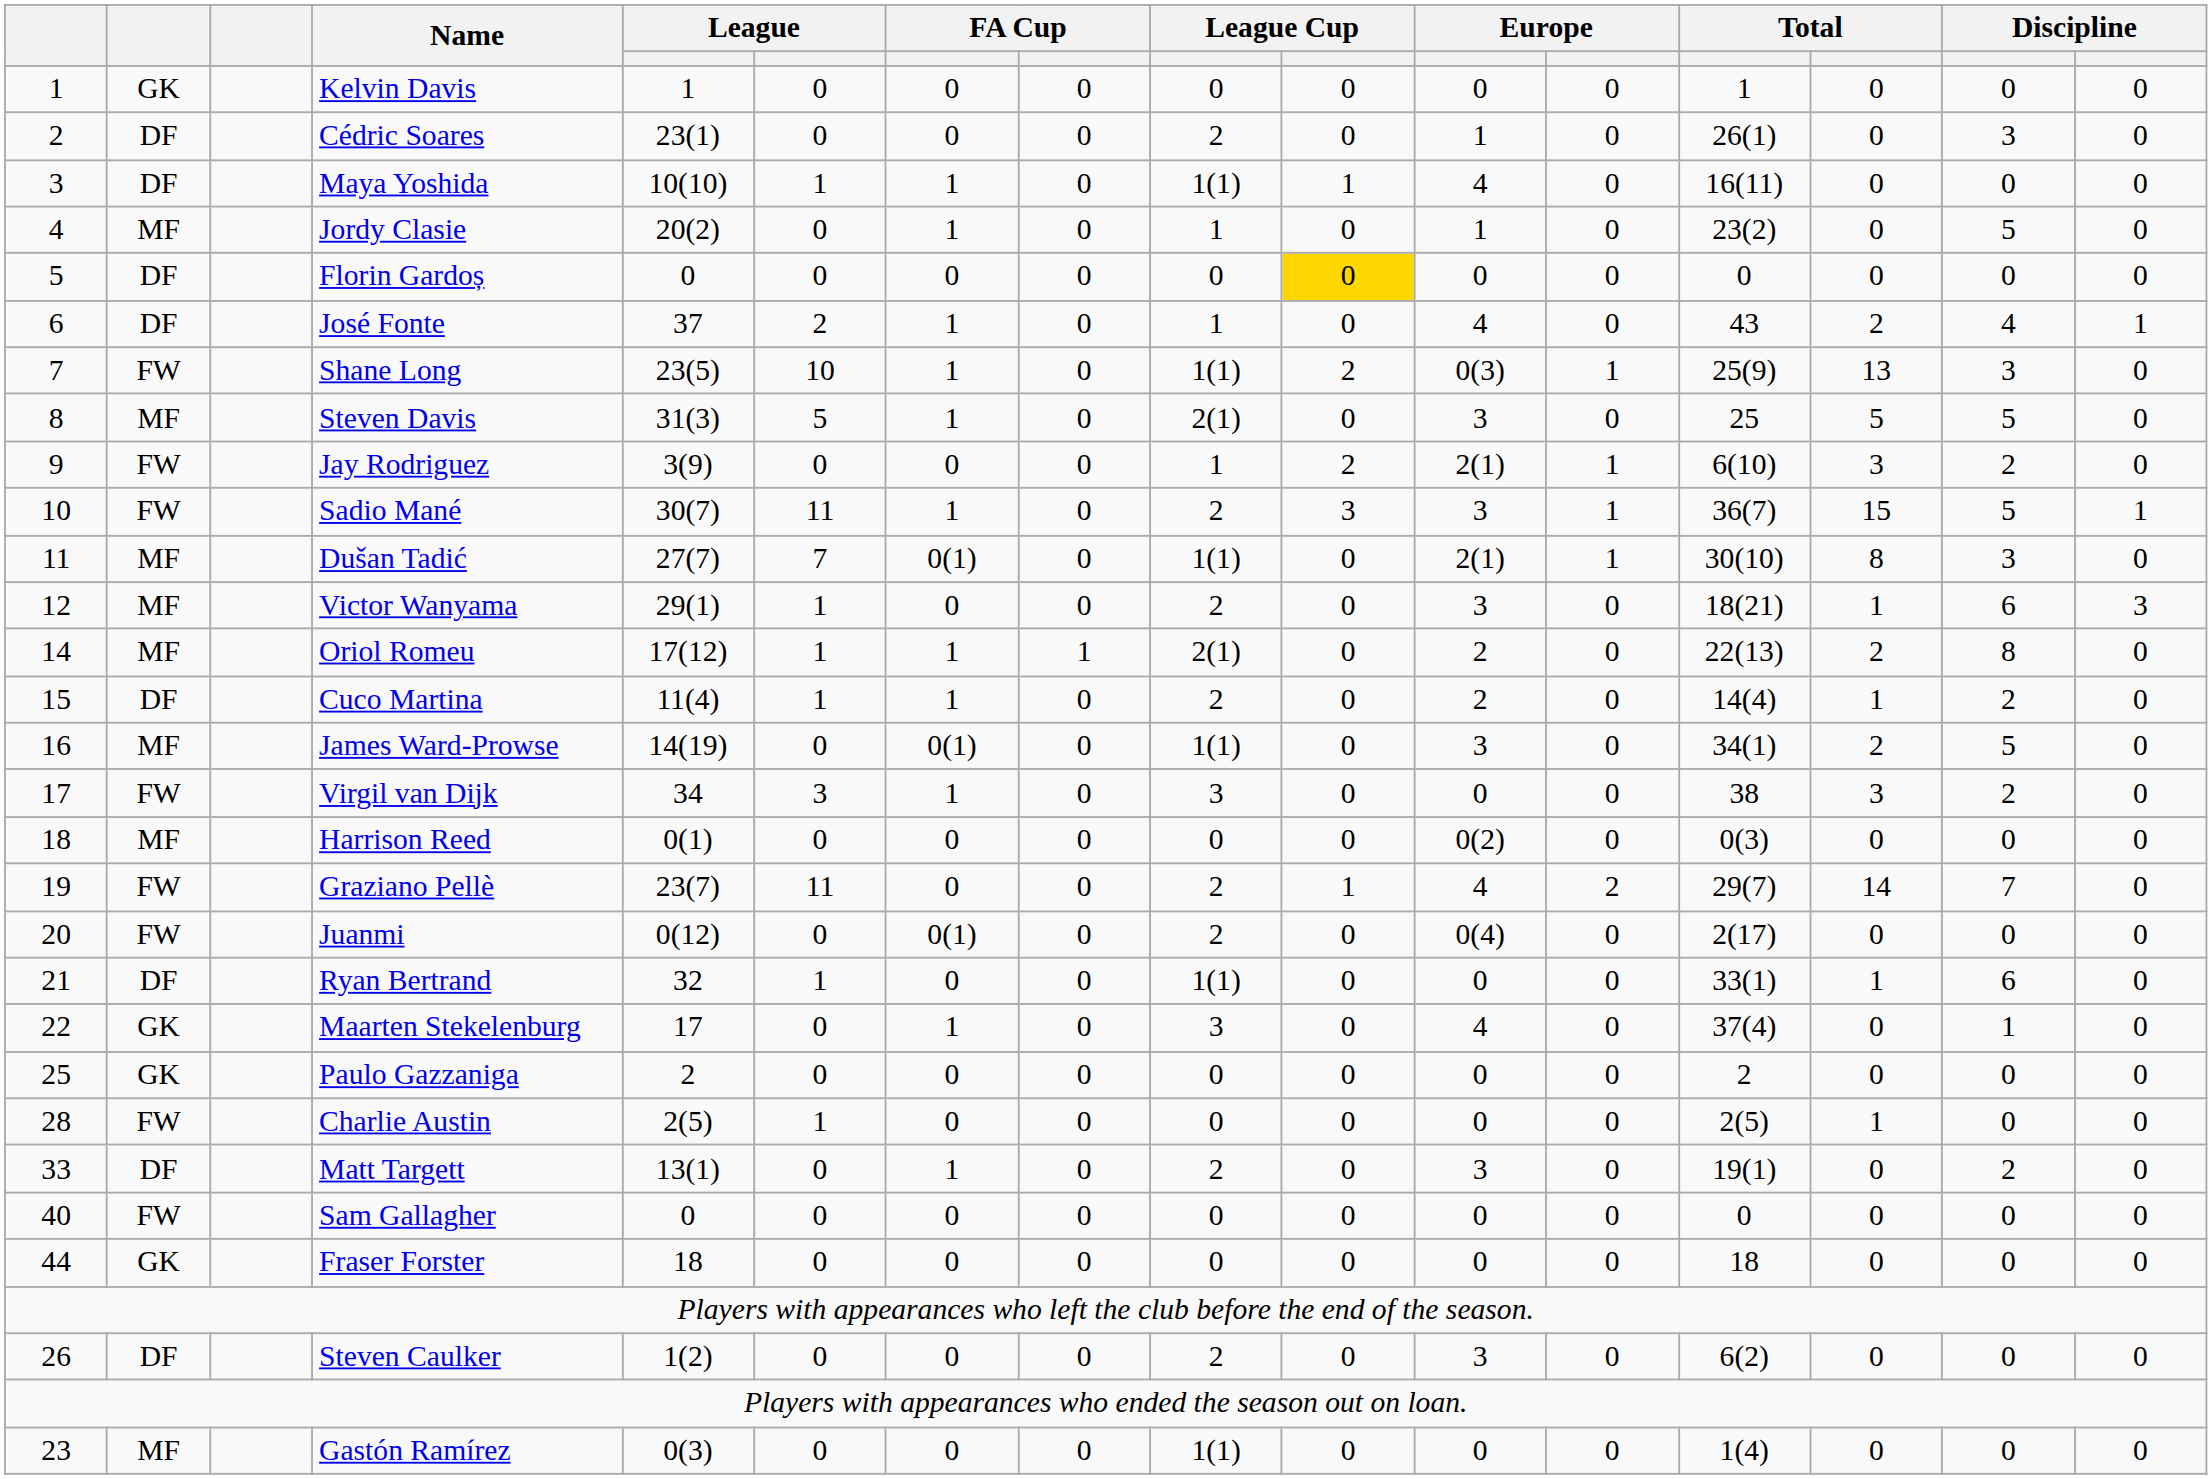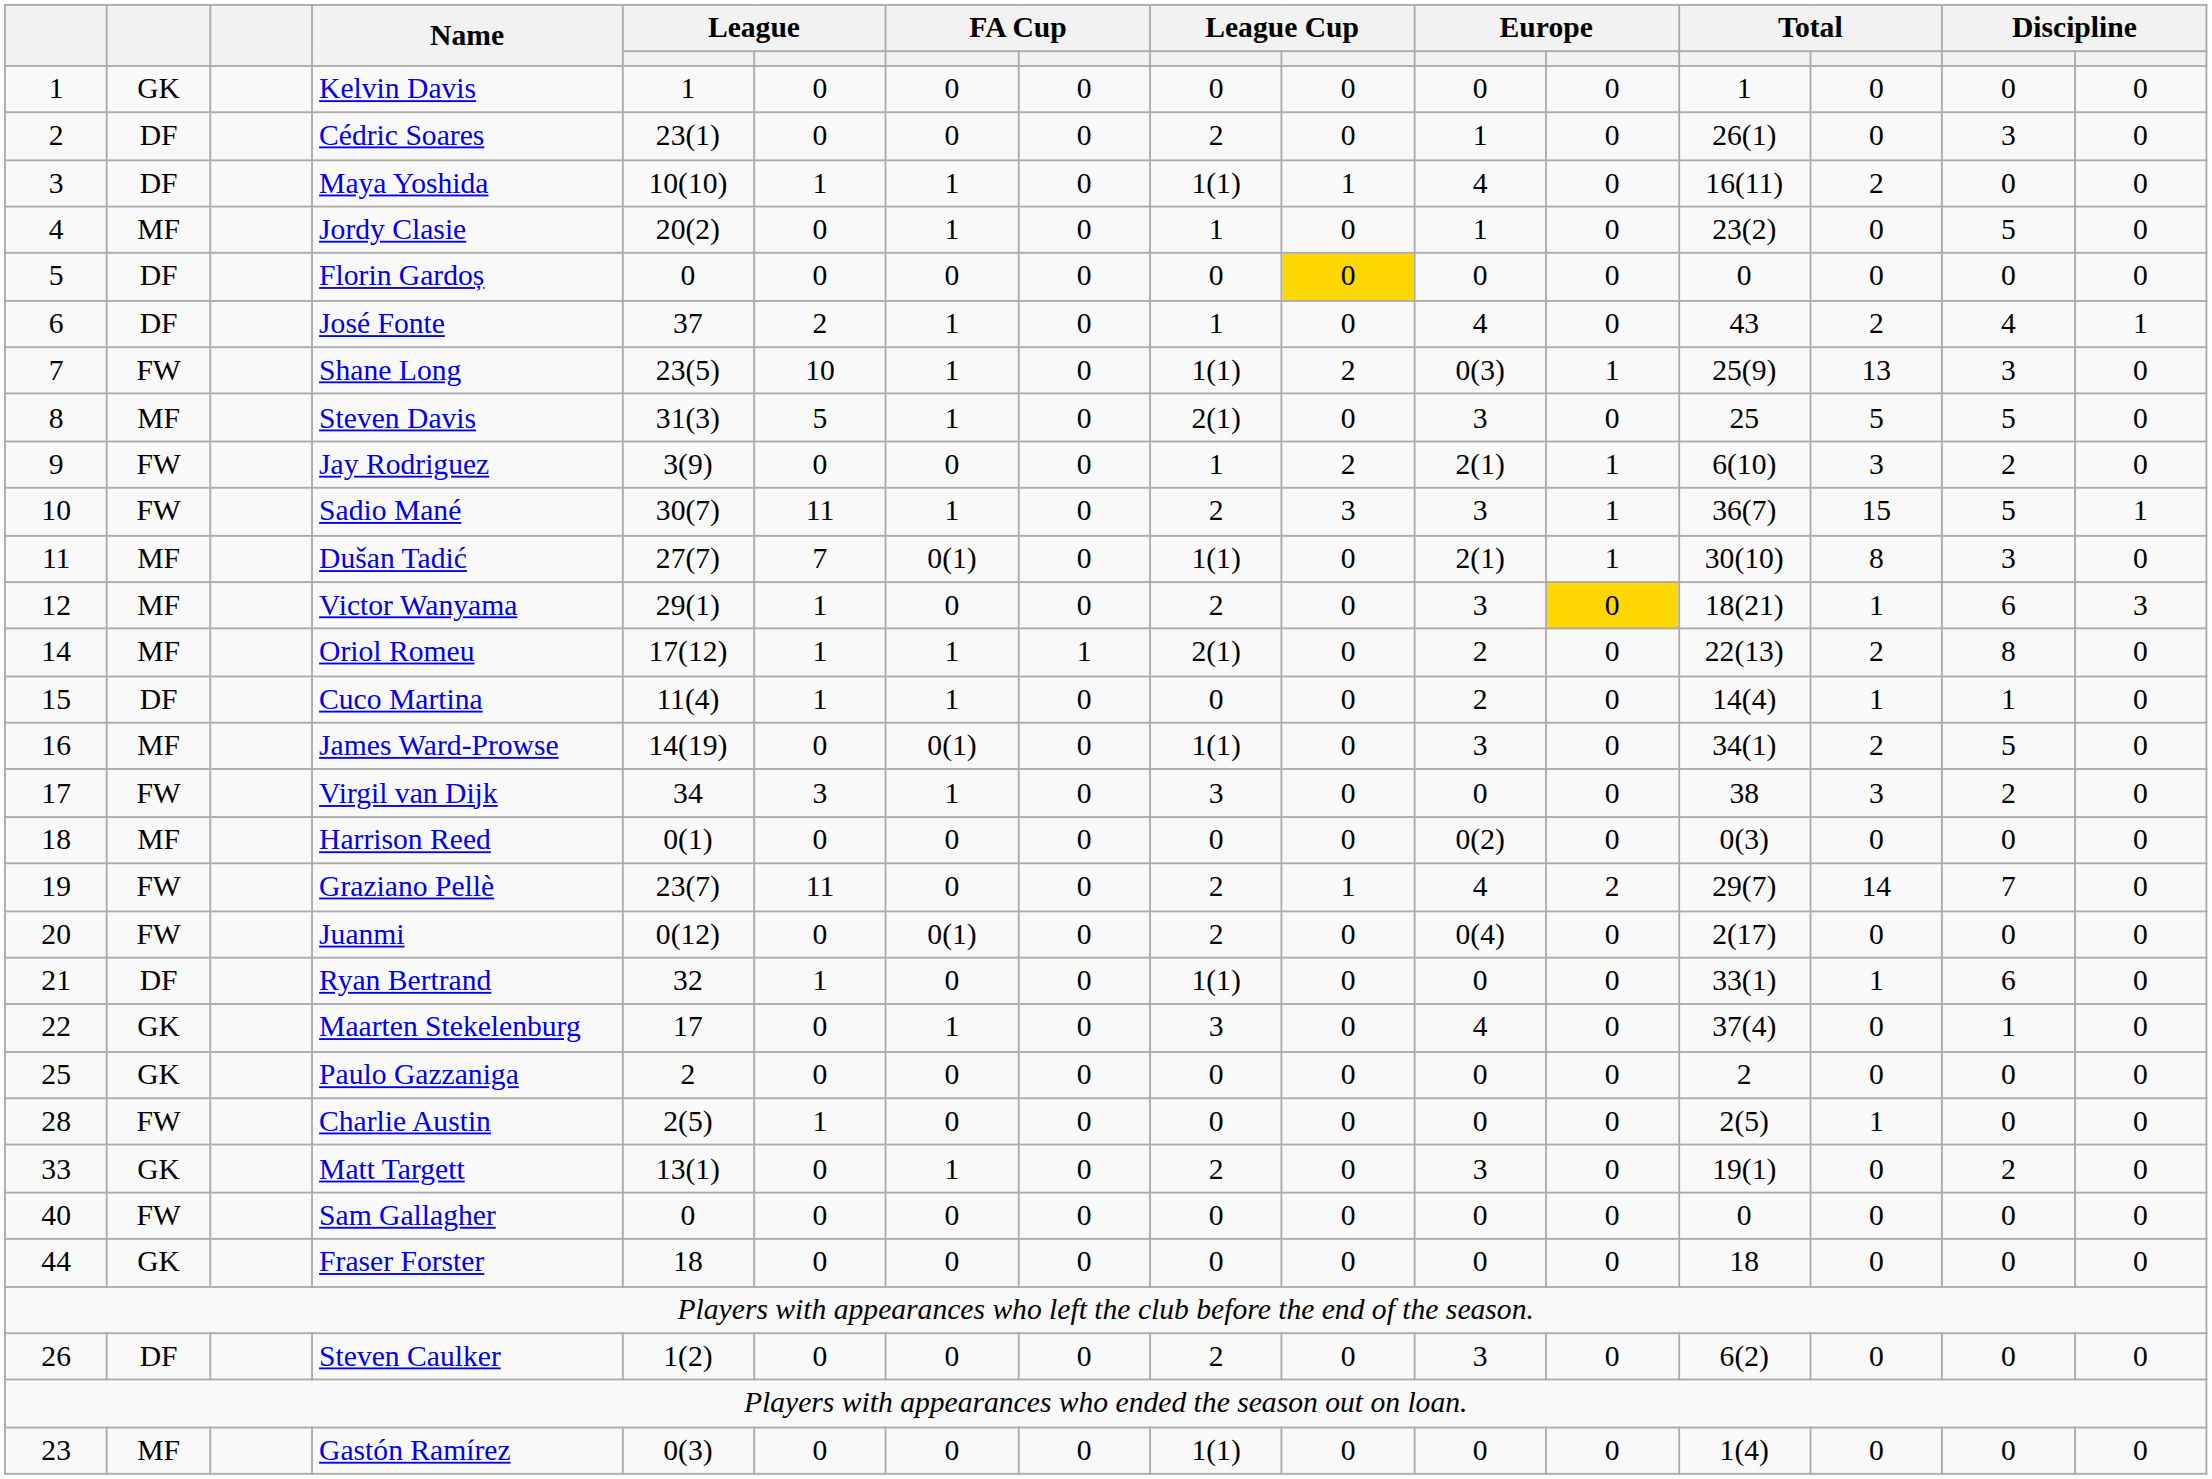(1876, 182) 0 -> (1876, 182) 2
(1612, 604) no background -> (1612, 604) gold background
(1216, 698) 2 -> (1216, 698) 0
(2008, 698) 2 -> (2008, 698) 1
(159, 1168) DF -> (159, 1168) GK
